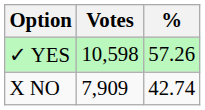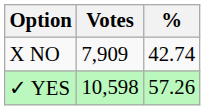rows swapped: (40, 55) <-> (35, 88)
